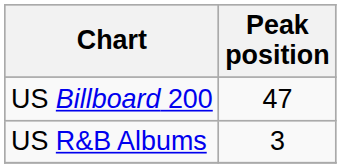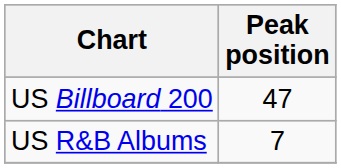(277, 141) 3 -> (277, 141) 7
